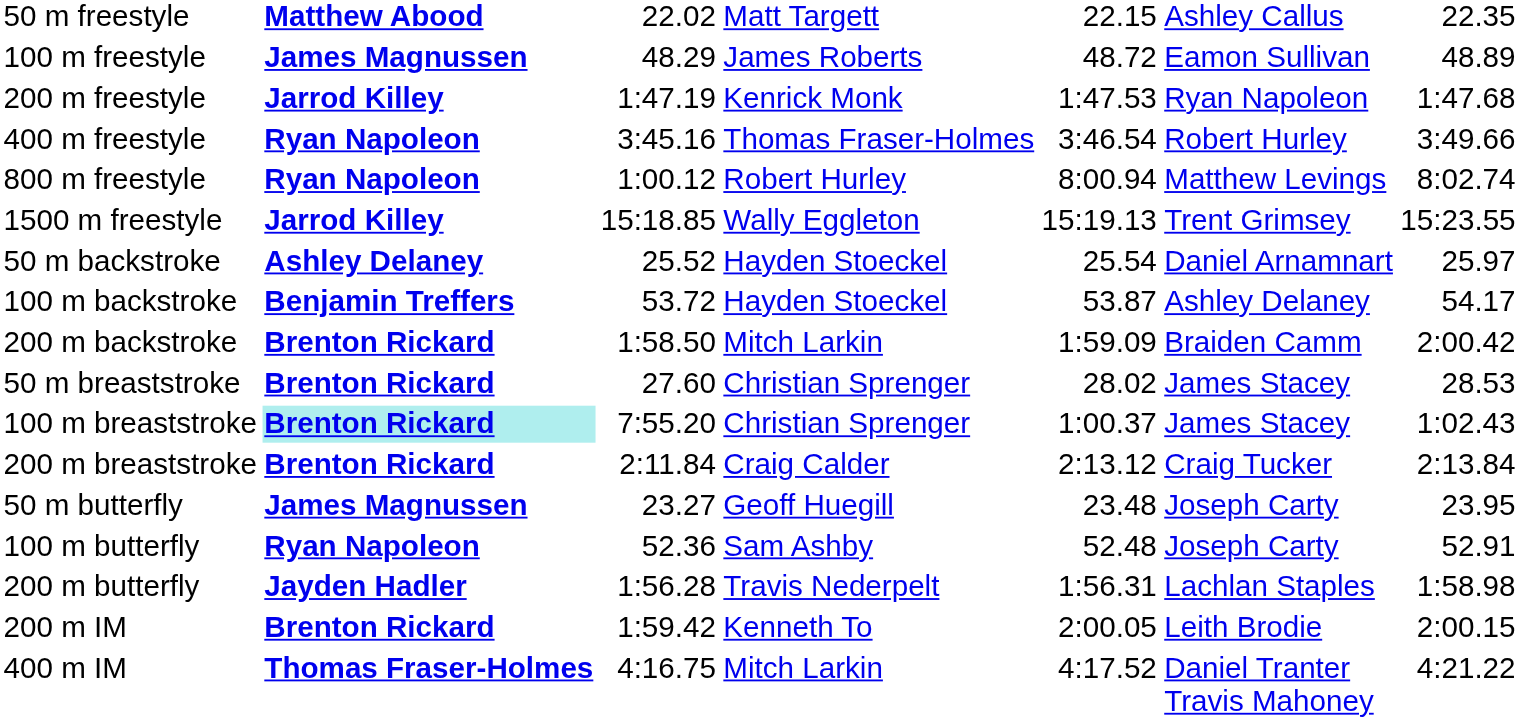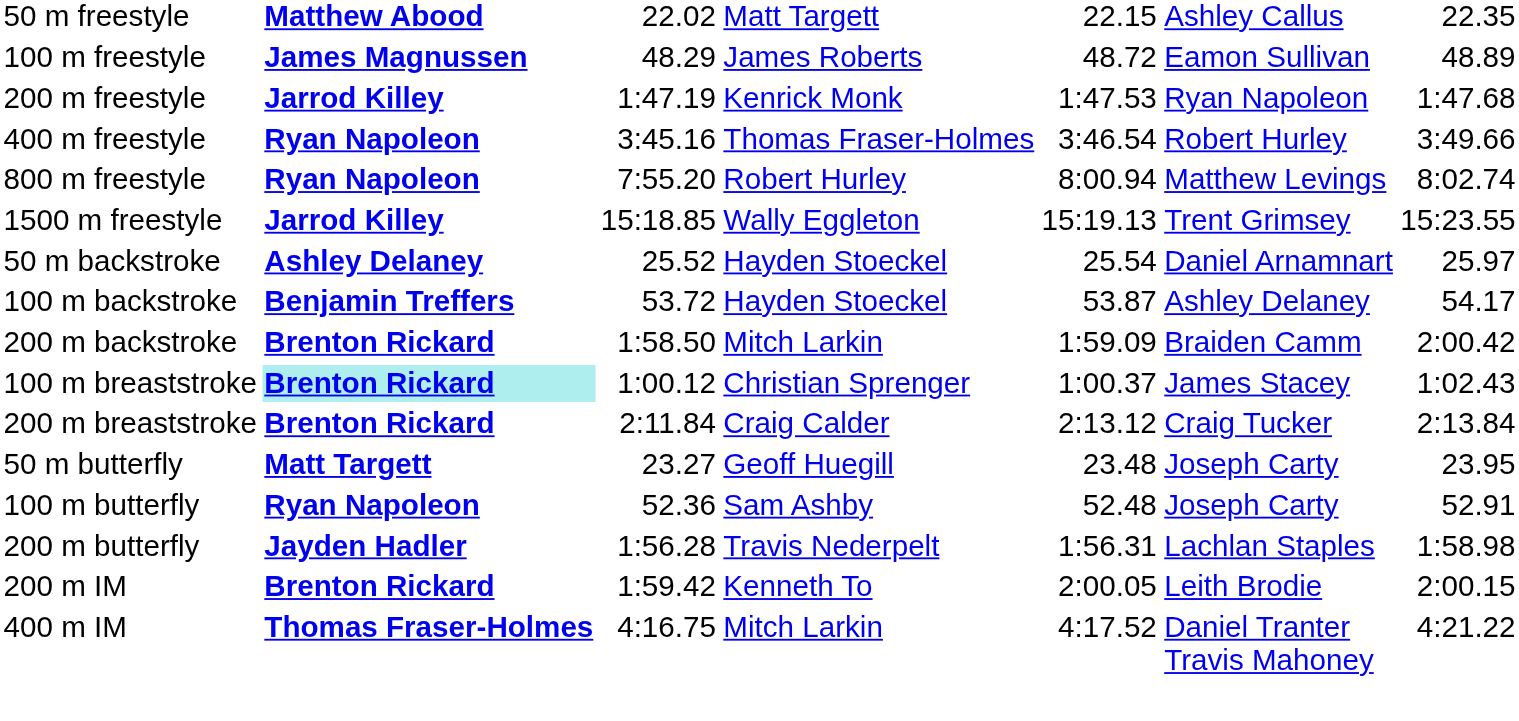(667, 179) 1:00.12 -> (667, 179) 7:55.20
- row: (122, 383)
(667, 423) 7:55.20 -> (667, 383) 1:00.12
(396, 505) James Magnussen -> (348, 464) Matt Targett
